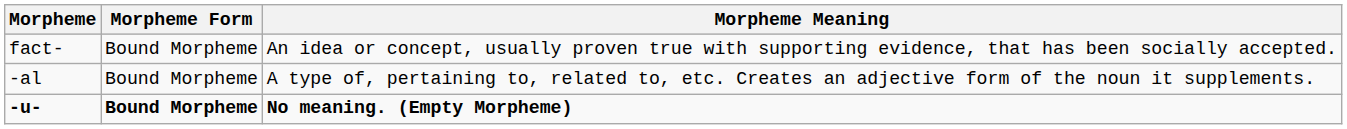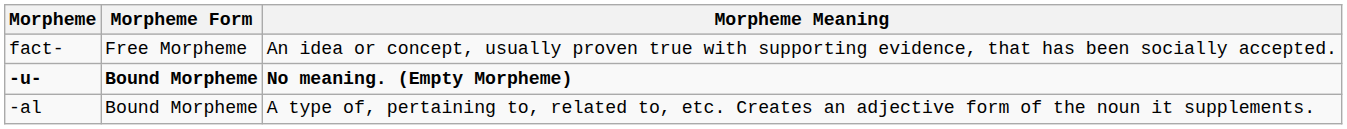(182, 49) Bound Morpheme -> (176, 49) Free Morpheme
rows swapped: (25, 109) <-> (25, 79)
